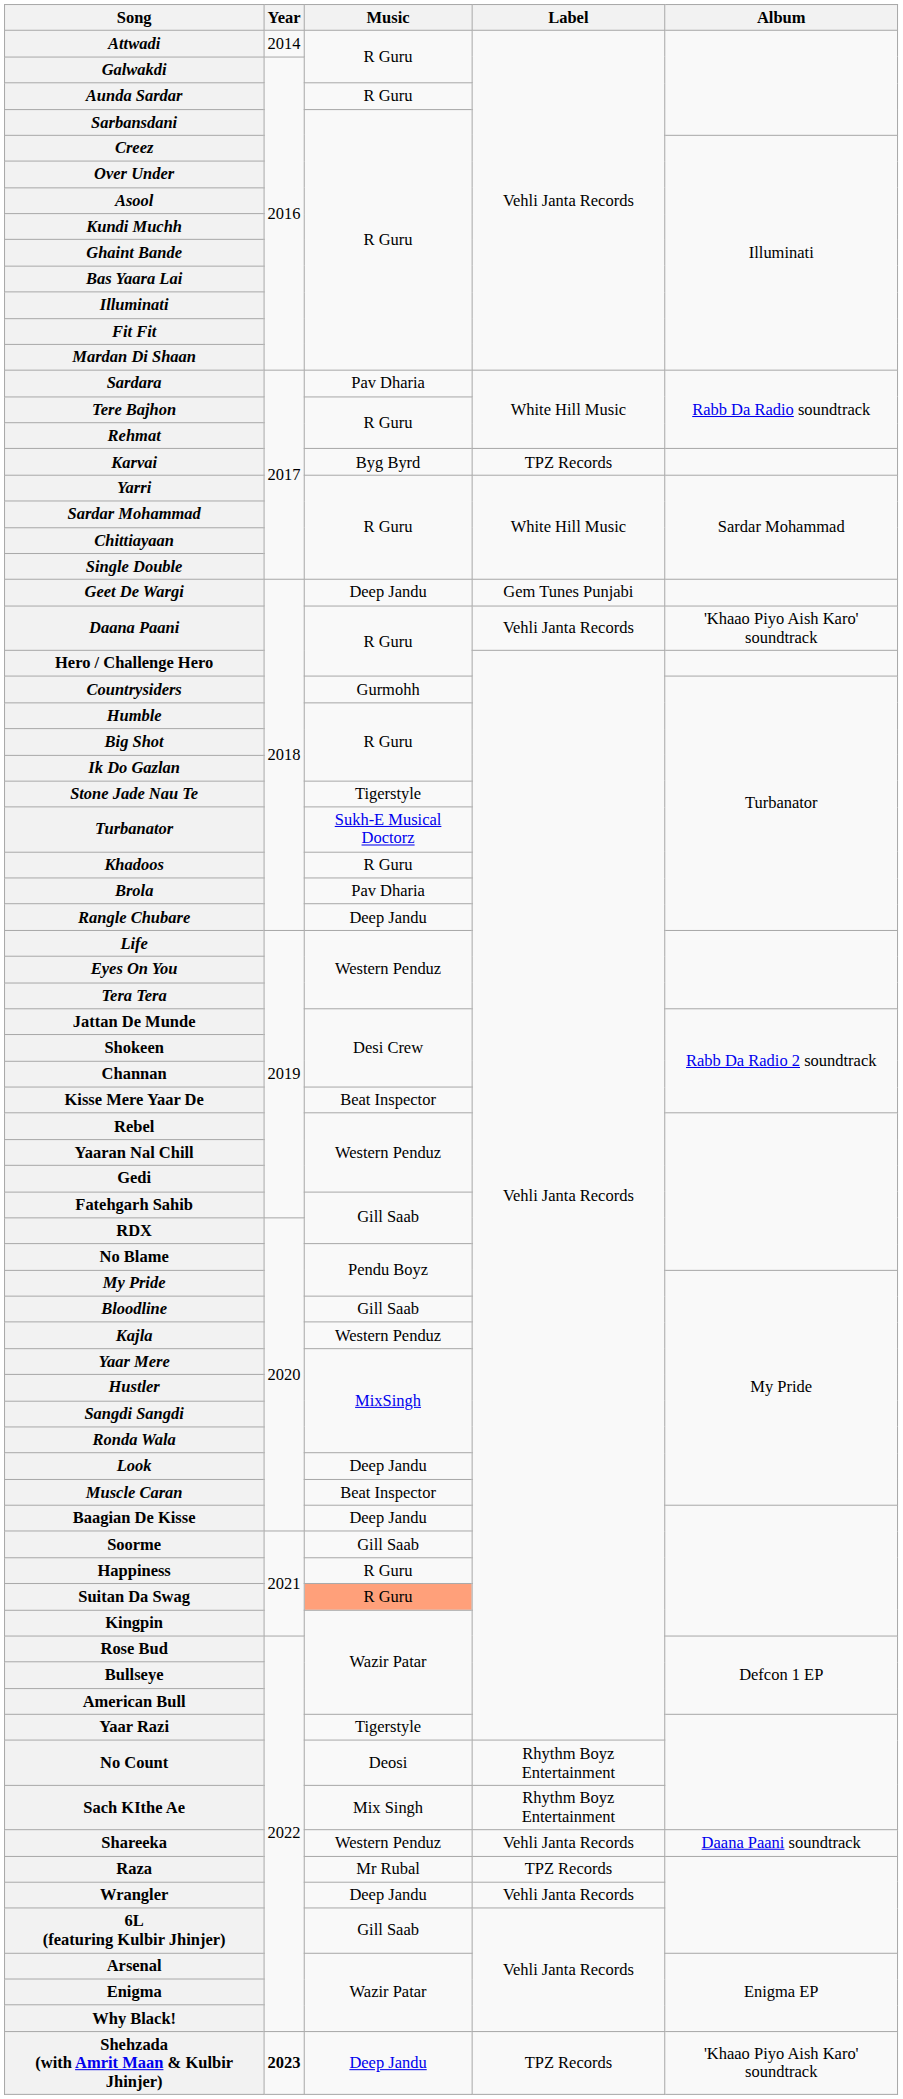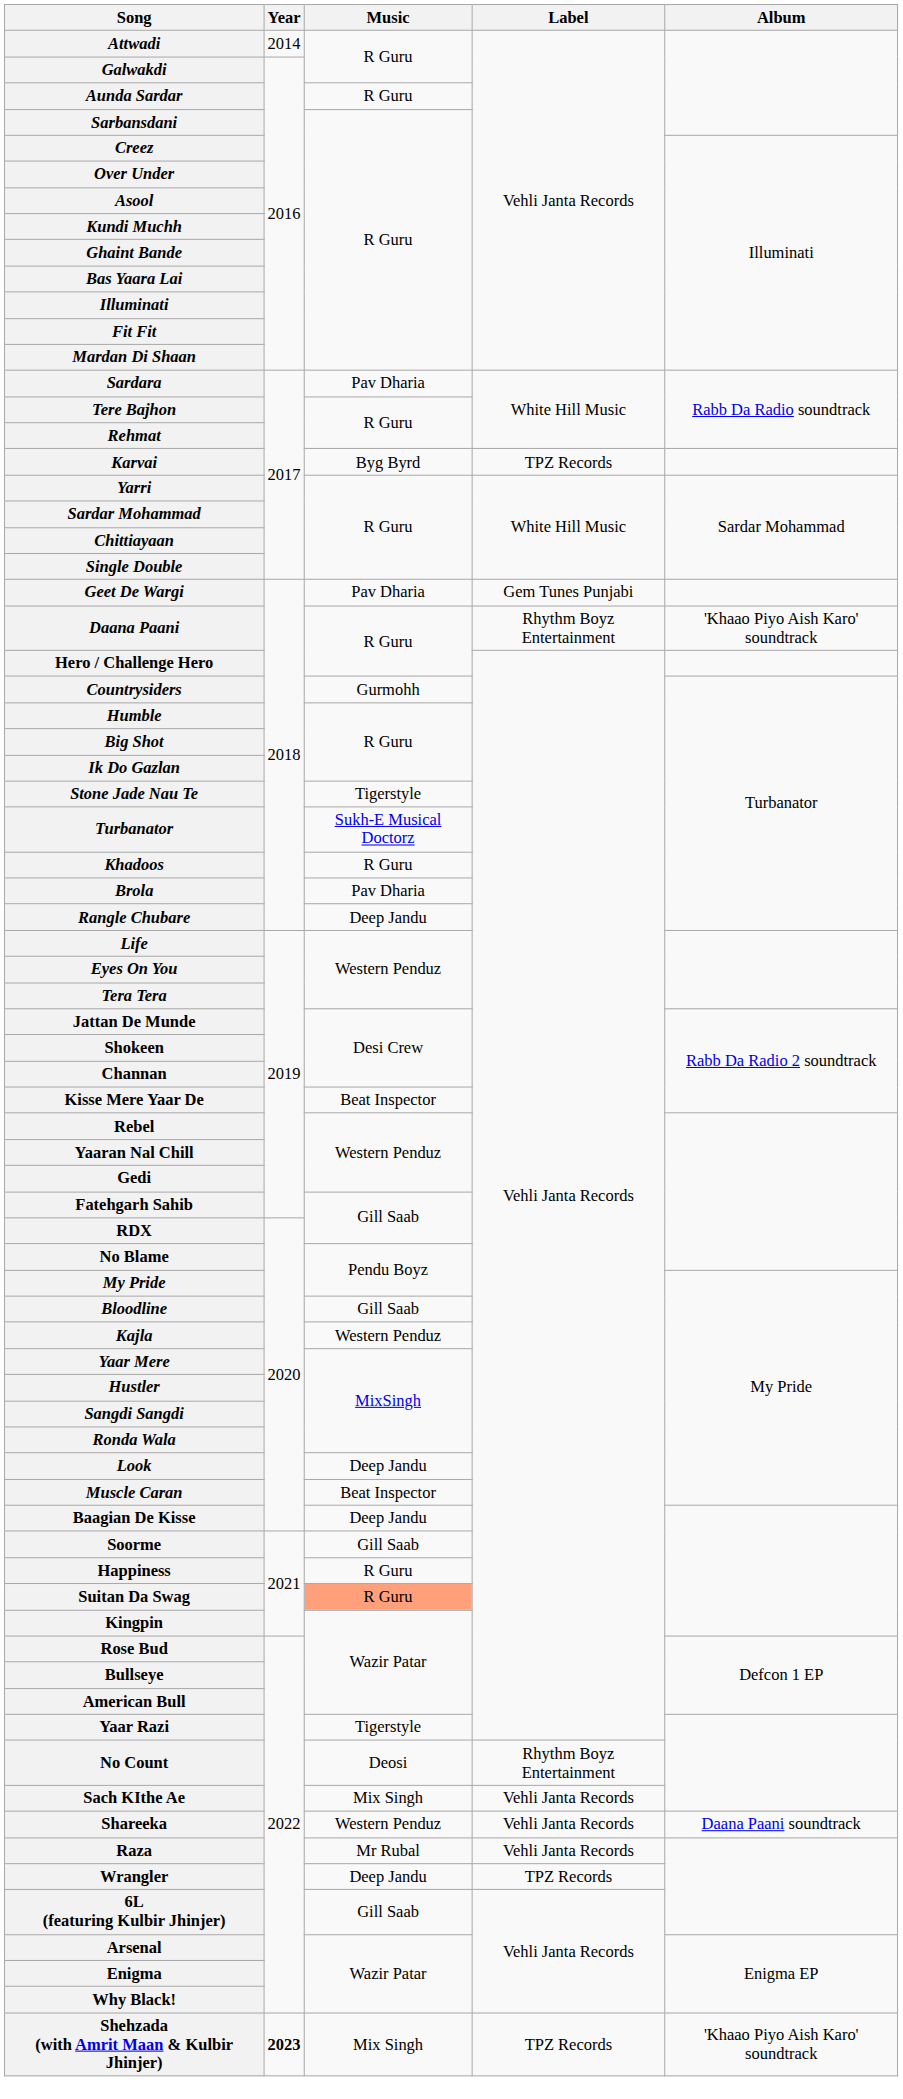(388, 592) Deep Jandu -> (388, 592) Pav Dharia
(568, 627) Vehli Janta Records -> (568, 627) Rhythm Boyz Entertainment
(568, 1807) Rhythm Boyz Entertainment -> (568, 1798) Vehli Janta Records
(568, 1868) TPZ Records -> (568, 1850) Vehli Janta Records
(568, 1895) Vehli Janta Records -> (568, 1876) TPZ Records
(388, 2062) Deep Jandu -> (388, 2044) Mix Singh
